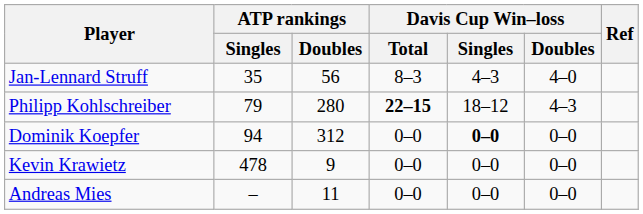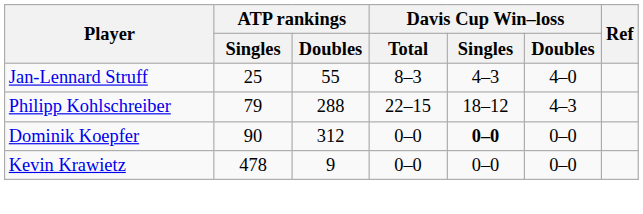(253, 77) 35 -> (253, 77) 25
(331, 77) 56 -> (331, 77) 55
(331, 106) 280 -> (331, 106) 288
(408, 106) bold -> (408, 106) normal
(253, 135) 94 -> (253, 135) 90
- row: (60, 194)
